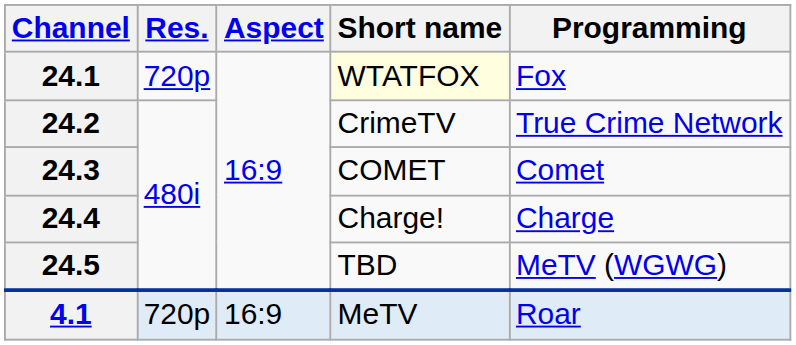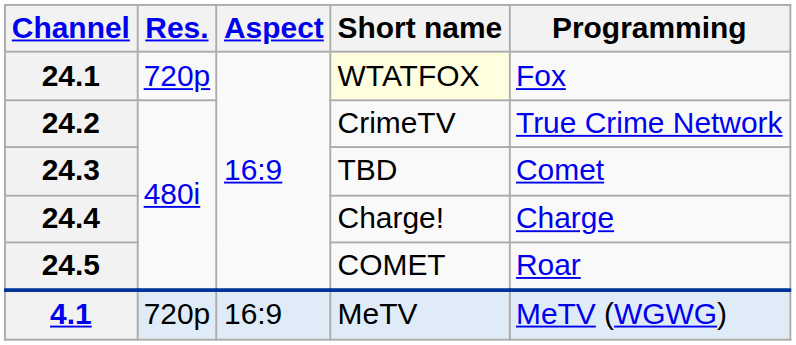(392, 170) COMET -> (368, 170) TBD
(368, 265) TBD -> (392, 265) COMET
(622, 265) MeTV (WGWG) -> (548, 265) Roar
(548, 314) Roar -> (622, 314) MeTV (WGWG)
